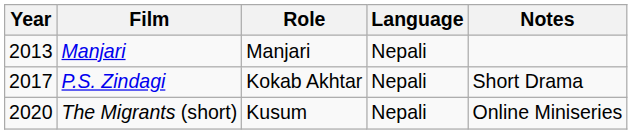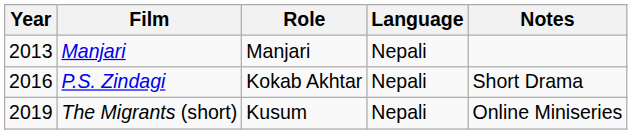(31, 81) 2017 -> (31, 81) 2016
(31, 112) 2020 -> (31, 112) 2019
